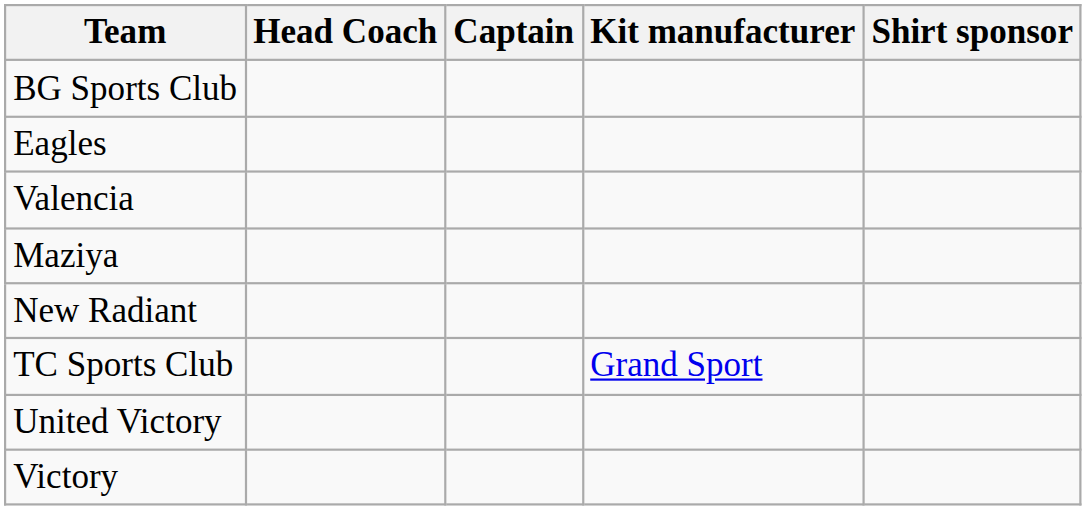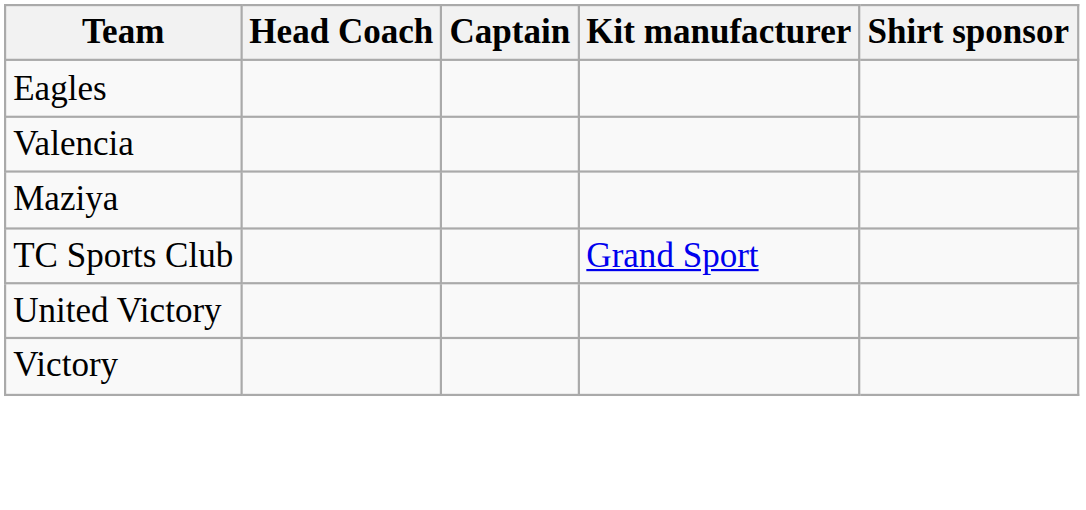- row: (125, 87)
- row: (105, 310)
